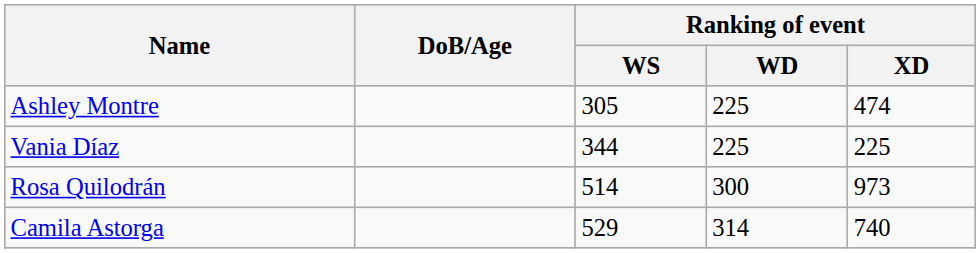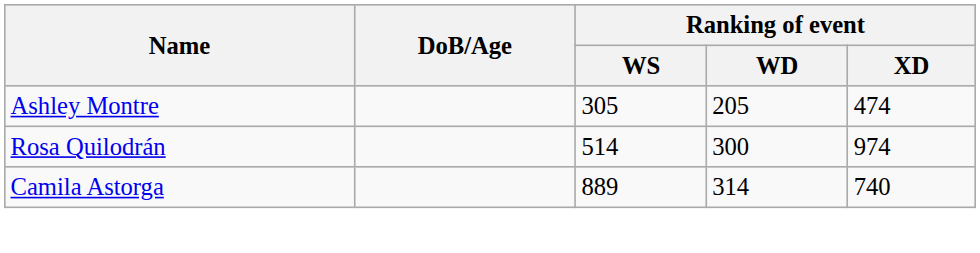(731, 106) 225 -> (731, 106) 205
- row: (65, 146)
(872, 187) 973 -> (872, 146) 974
(600, 227) 529 -> (600, 187) 889
